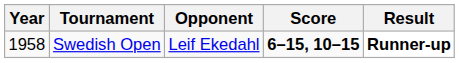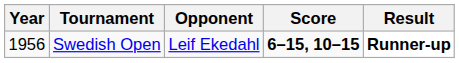(27, 44) 1958 -> (27, 44) 1956
